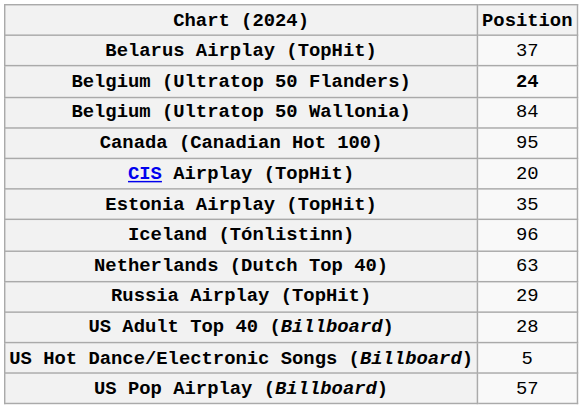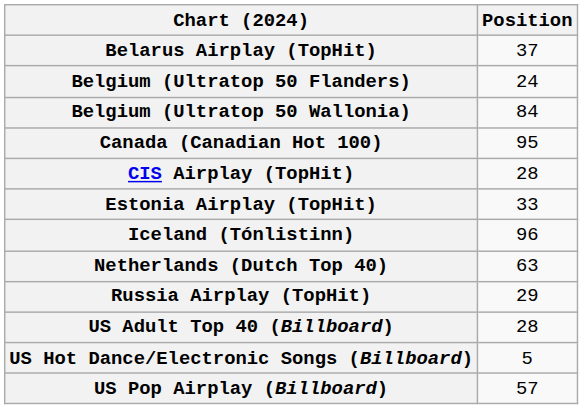(527, 82) bold -> (527, 82) normal
(527, 174) 20 -> (527, 174) 28
(527, 204) 35 -> (527, 204) 33
